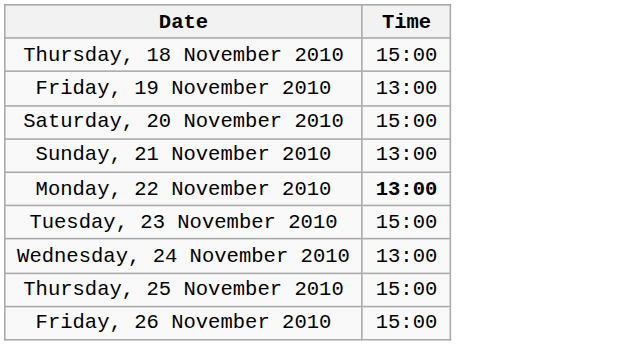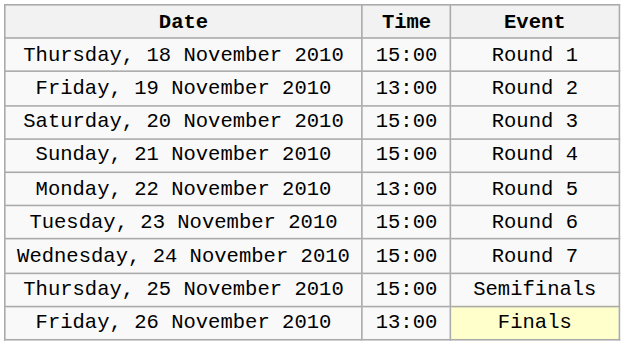+ column: (535, 22)
(407, 155) 13:00 -> (407, 155) 15:00
(407, 189) bold -> (407, 189) normal
(407, 256) 13:00 -> (407, 256) 15:00
(407, 323) 15:00 -> (407, 323) 13:00
